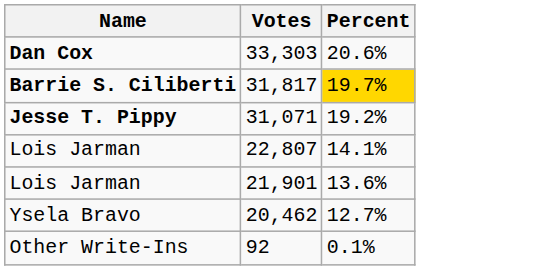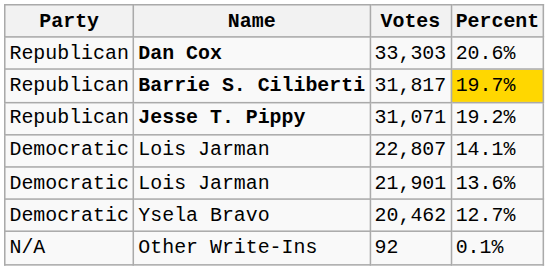+ column: (69, 21)
